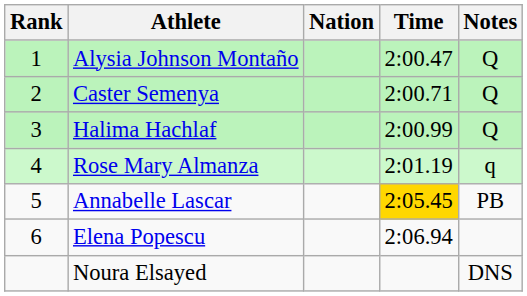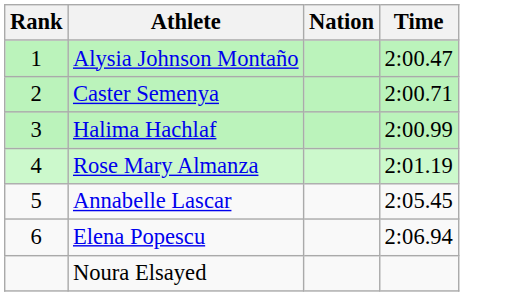- column: (490, 22)
(419, 201) gold background -> (419, 201) no background
